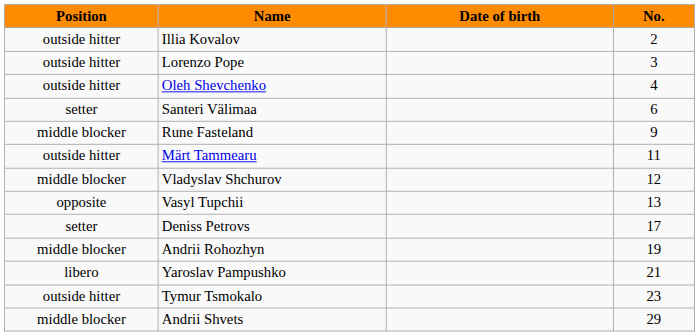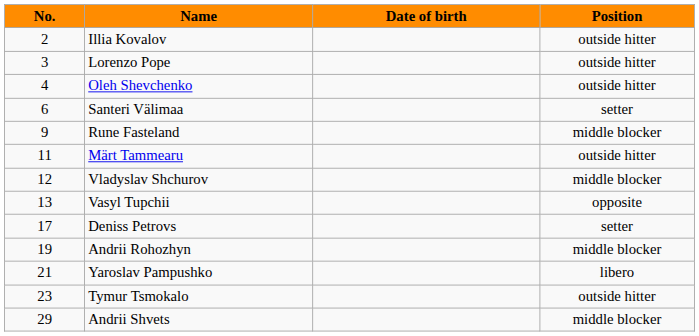columns swapped: (654, 16) <-> (81, 16)
